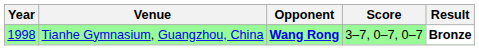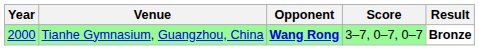(21, 35) 1998 -> (21, 35) 2000
